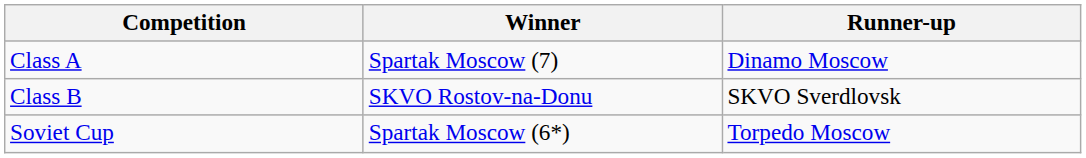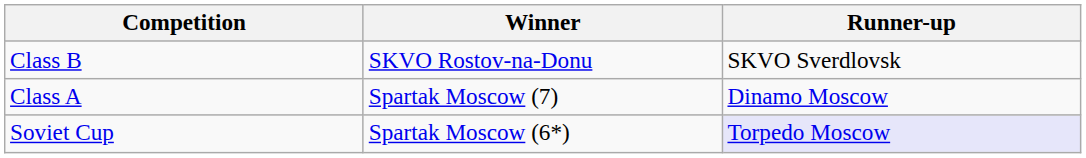rows swapped: (46, 59) <-> (46, 96)
(809, 133) no background -> (809, 133) lavender background
